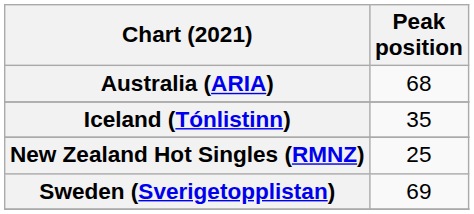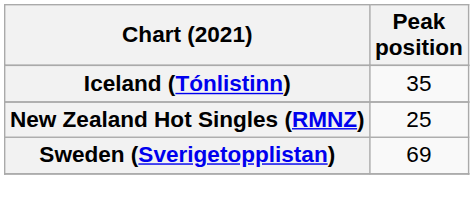- row: (187, 83)
